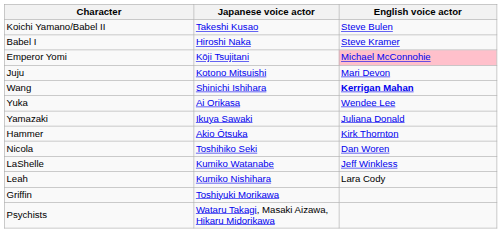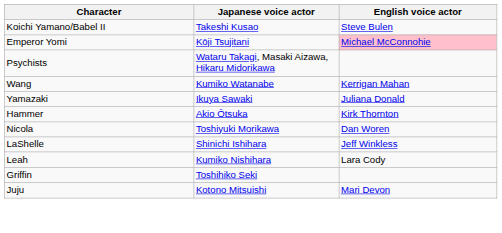- row: (21, 42)
rows swapped: (15, 73) <-> (27, 215)
(231, 88) Shinichi Ishihara -> (235, 83) Kumiko Watanabe
(377, 88) bold -> (375, 83) normal
- row: (17, 103)
(227, 149) Toshihiko Seki -> (237, 129) Toshiyuki Morikawa
(235, 164) Kumiko Watanabe -> (231, 144) Shinichi Ishihara
(237, 194) Toshiyuki Morikawa -> (227, 175) Toshihiko Seki
